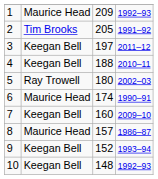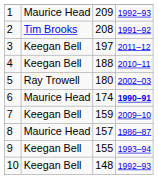(104, 30) 205 -> (104, 30) 208
(134, 98) normal -> (134, 98) bold
(104, 115) 160 -> (104, 115) 159
(104, 149) 152 -> (104, 149) 155
